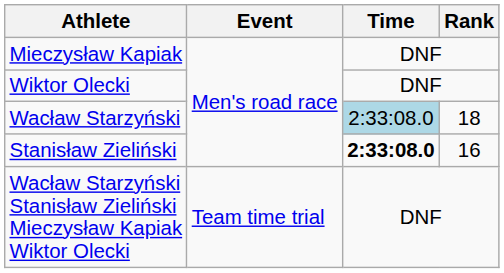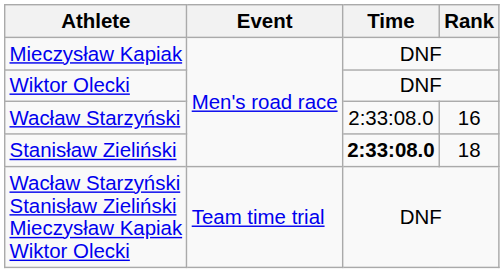(391, 118) lightblue background -> (391, 118) no background
(469, 118) 18 -> (469, 118) 16
(469, 150) 16 -> (469, 150) 18
